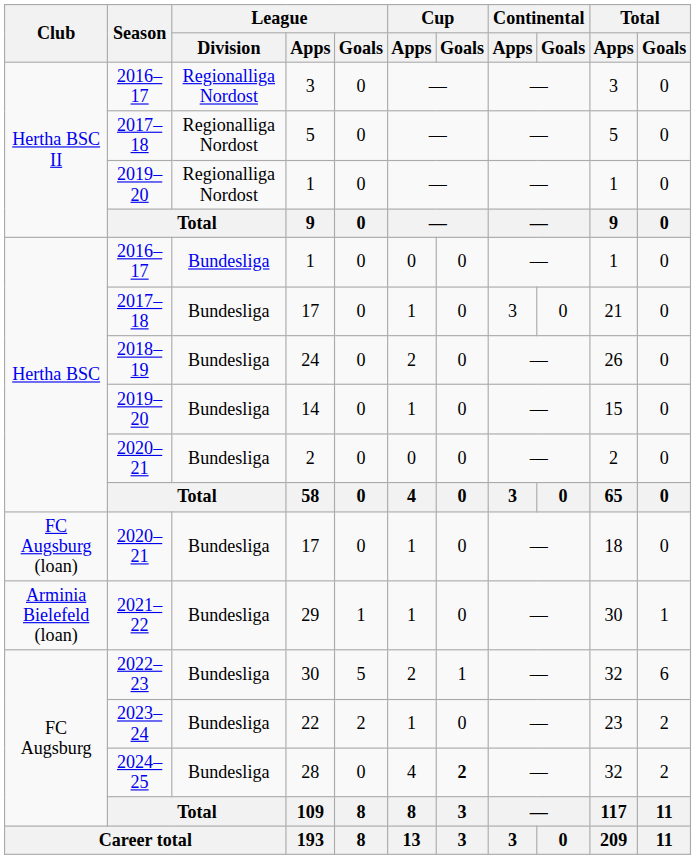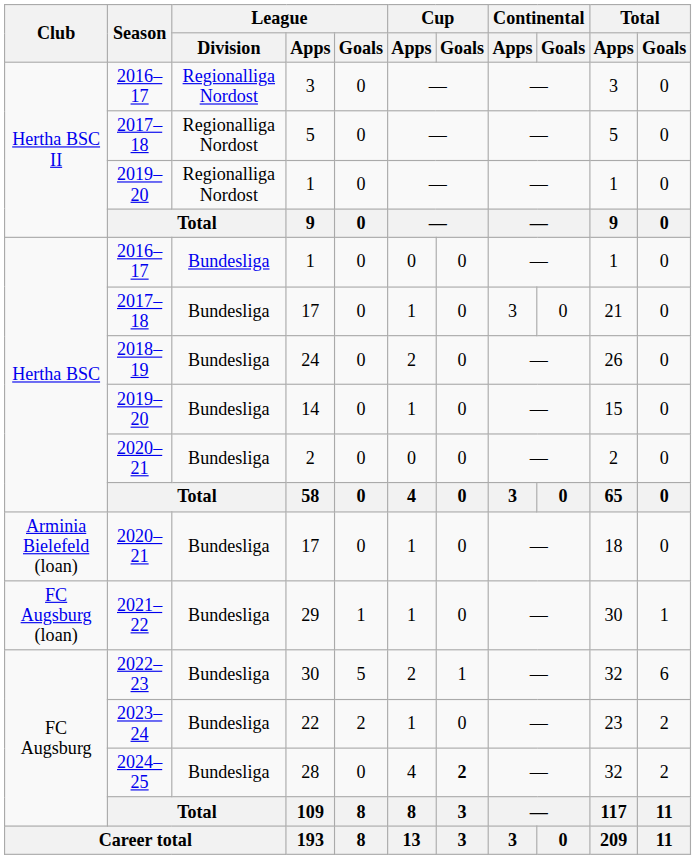(56, 545) FC Augsburg (loan) -> (56, 545) Arminia Bielefeld (loan)
(56, 615) Arminia Bielefeld (loan) -> (56, 615) FC Augsburg (loan)
